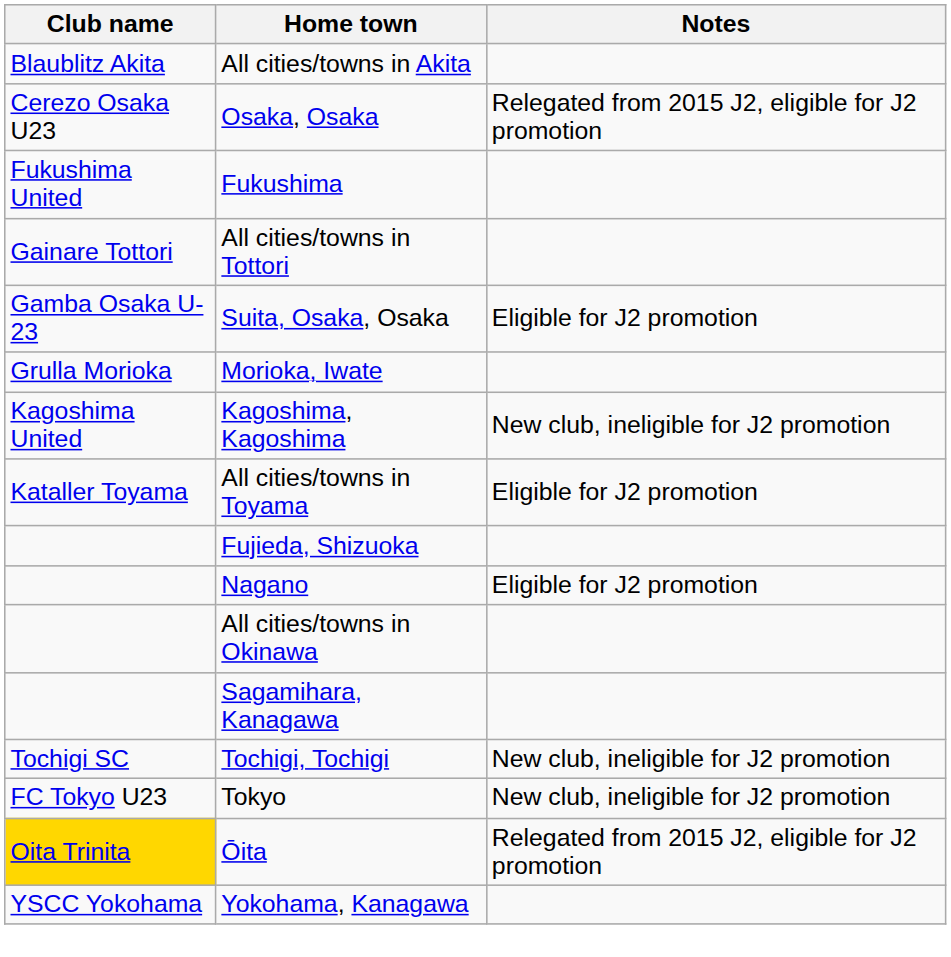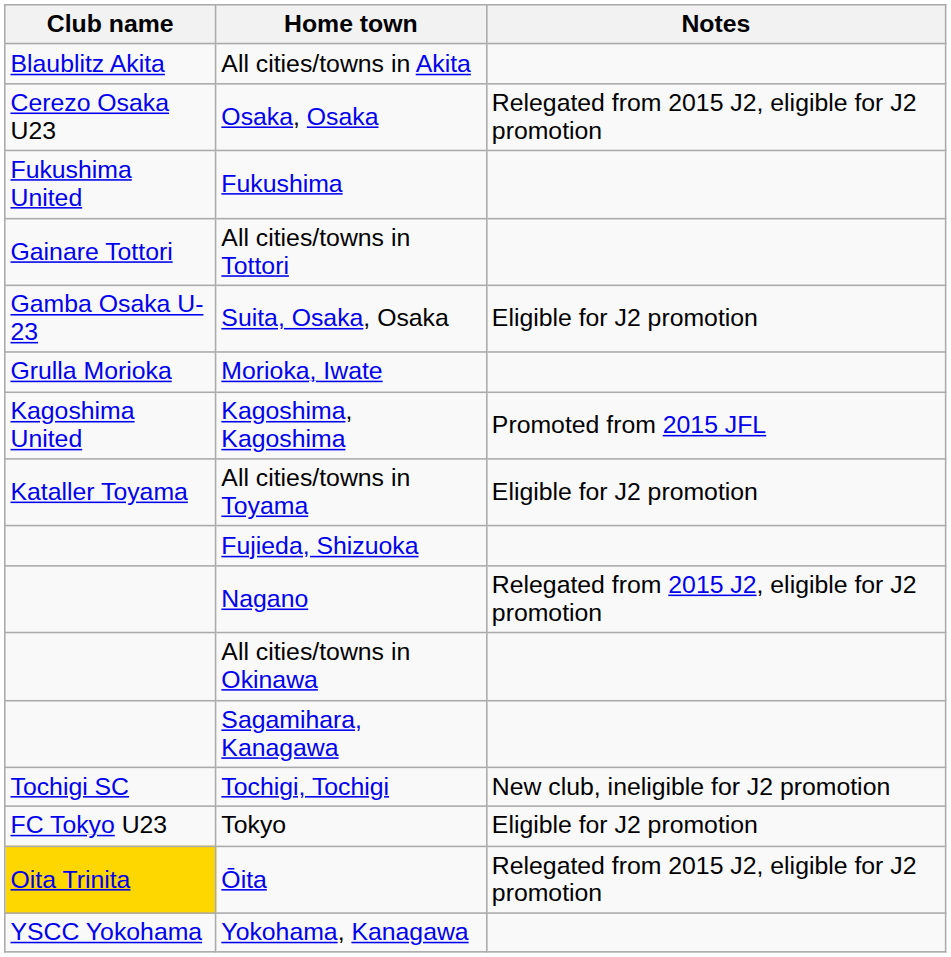(691, 425) New club, ineligible for J2 promotion -> (629, 425) Promoted from 2015 JFL
(625, 584) Eligible for J2 promotion -> (704, 598) Relegated from 2015 J2, eligible for J2 promotion
(691, 798) New club, ineligible for J2 promotion -> (625, 825) Eligible for J2 promotion
